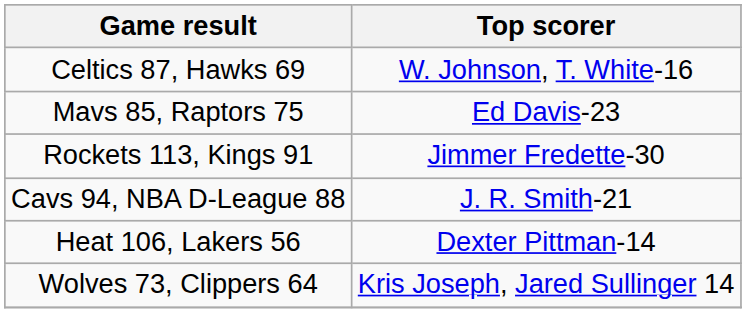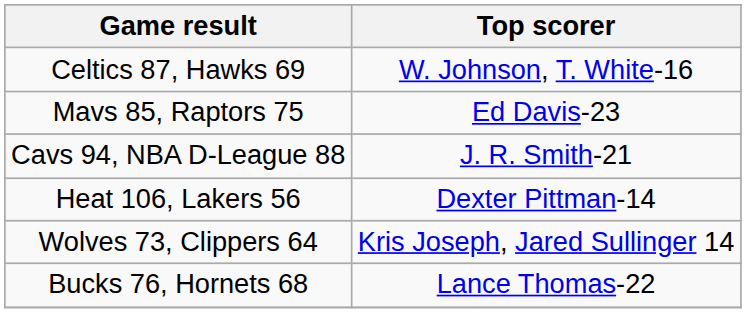- row: (178, 155)
+ row: (178, 284)
